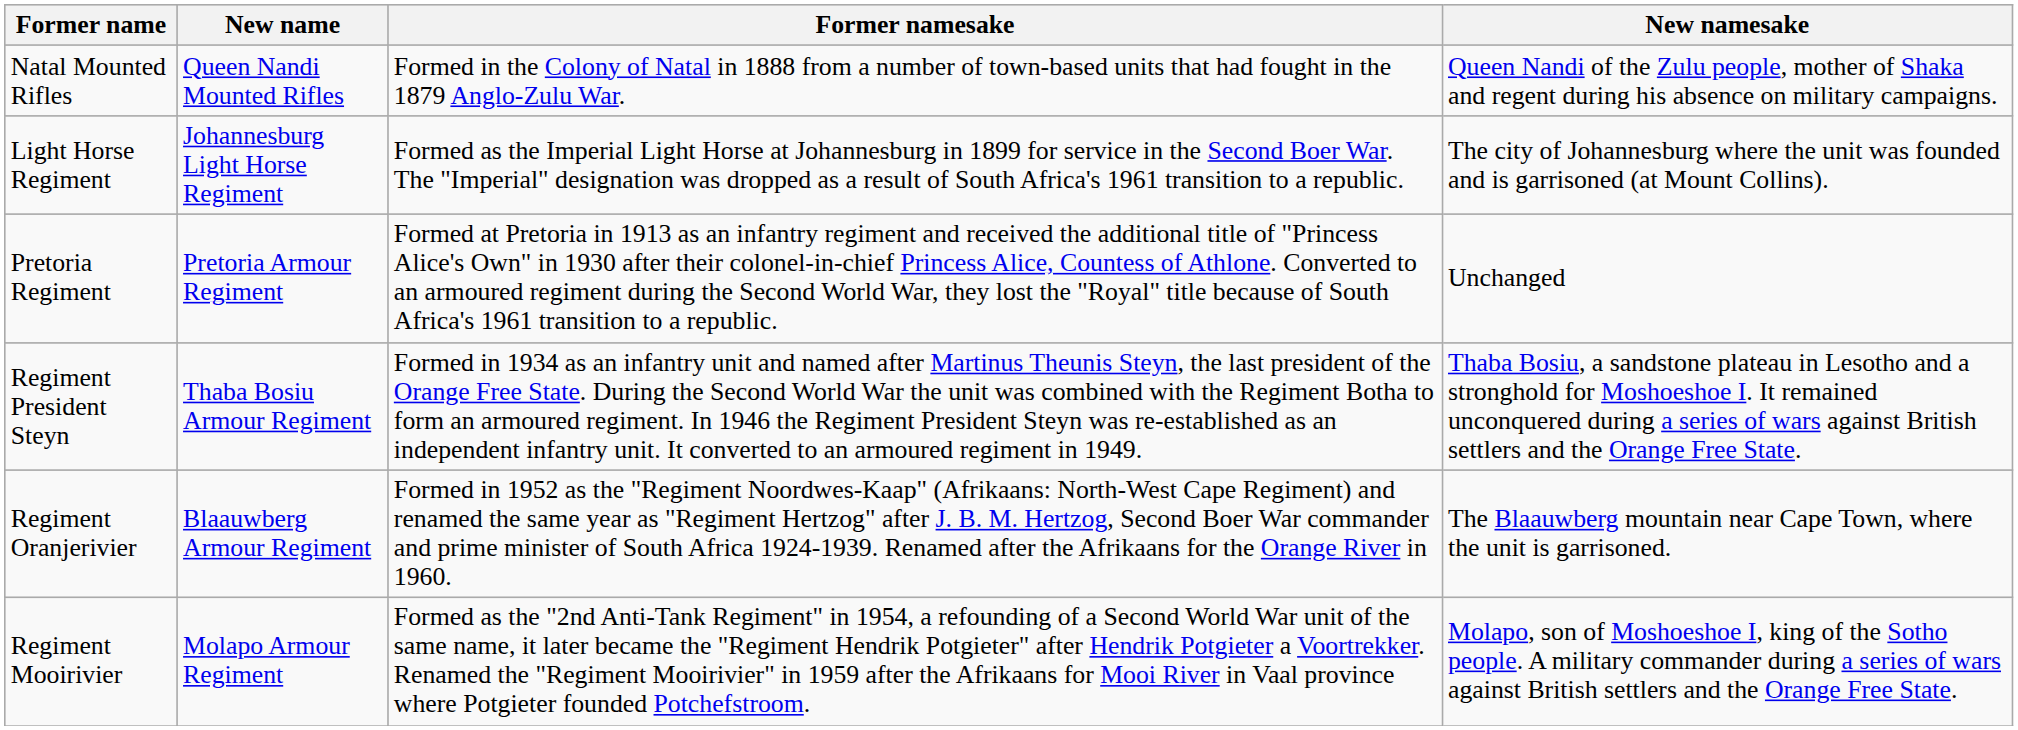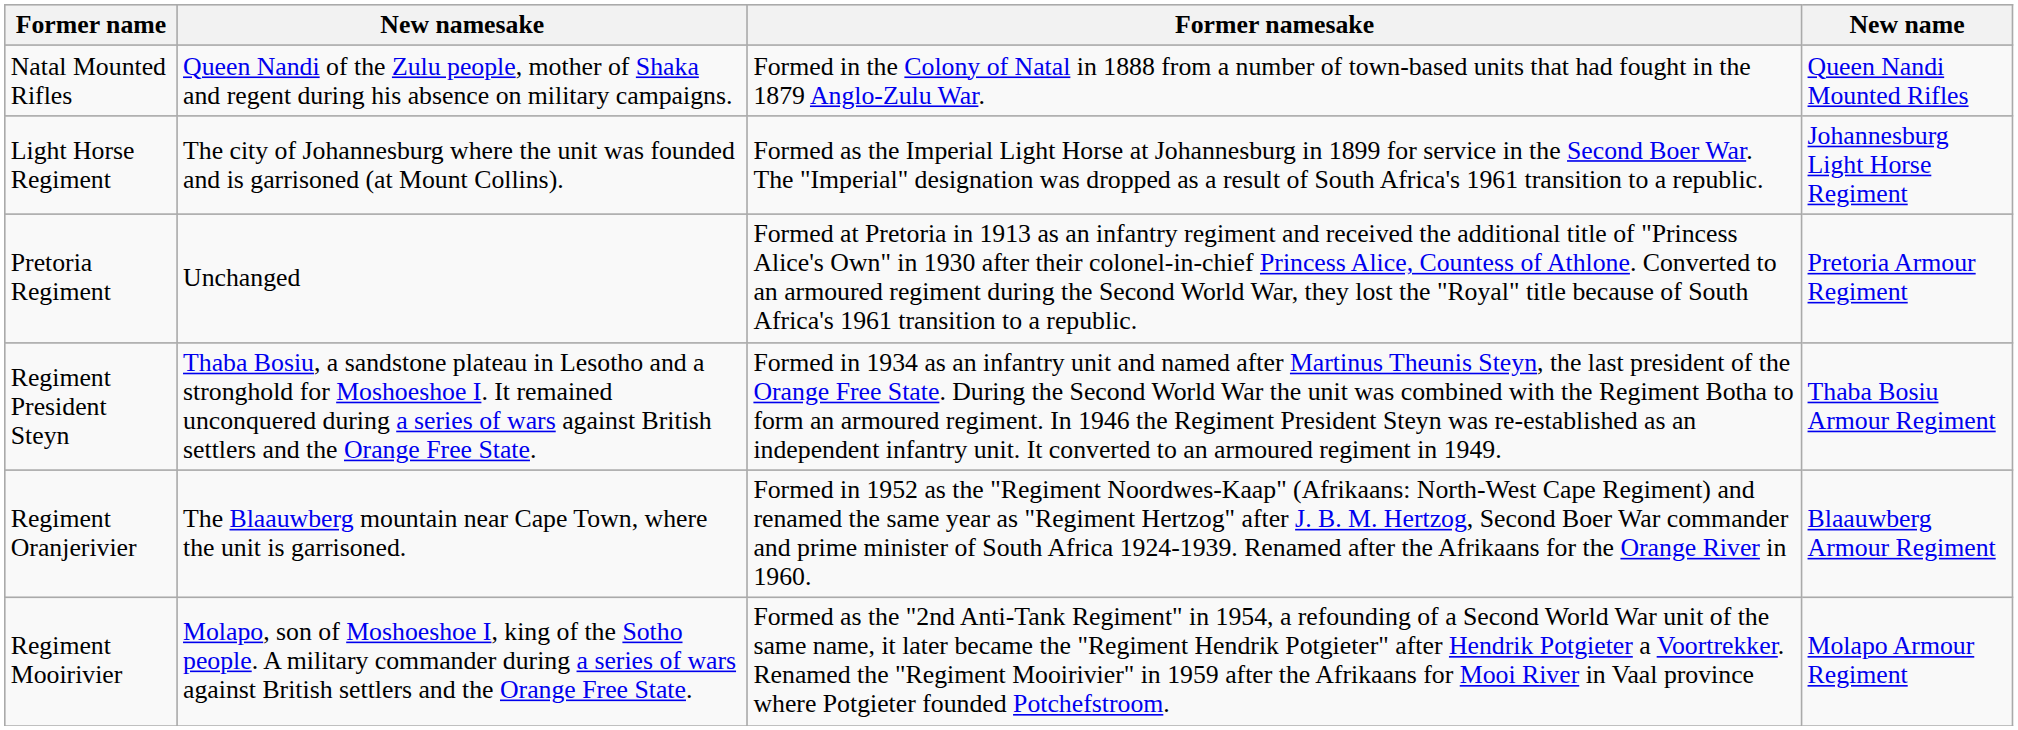columns swapped: (282, 24) <-> (1727, 24)
